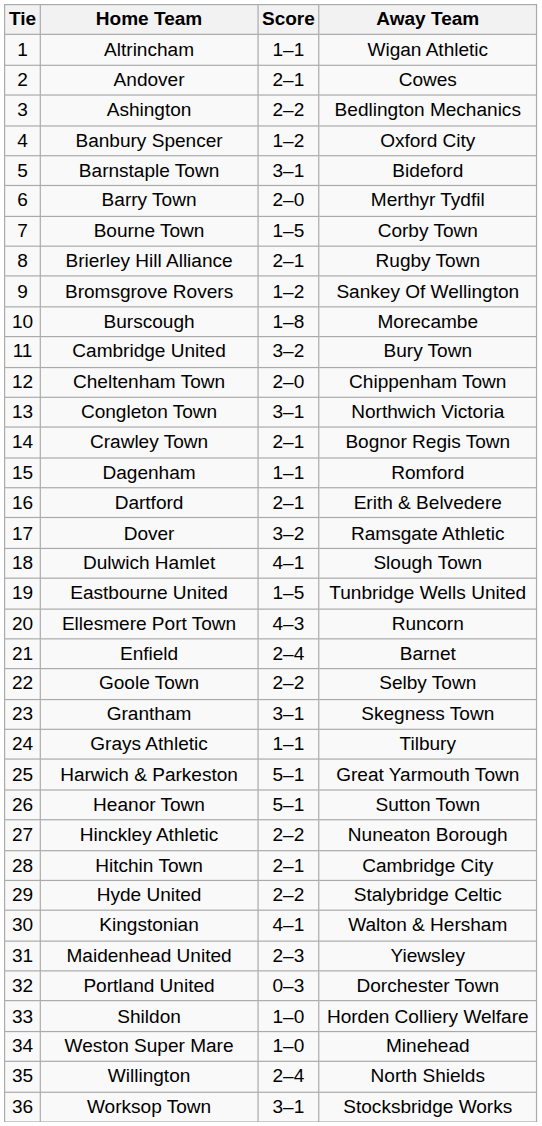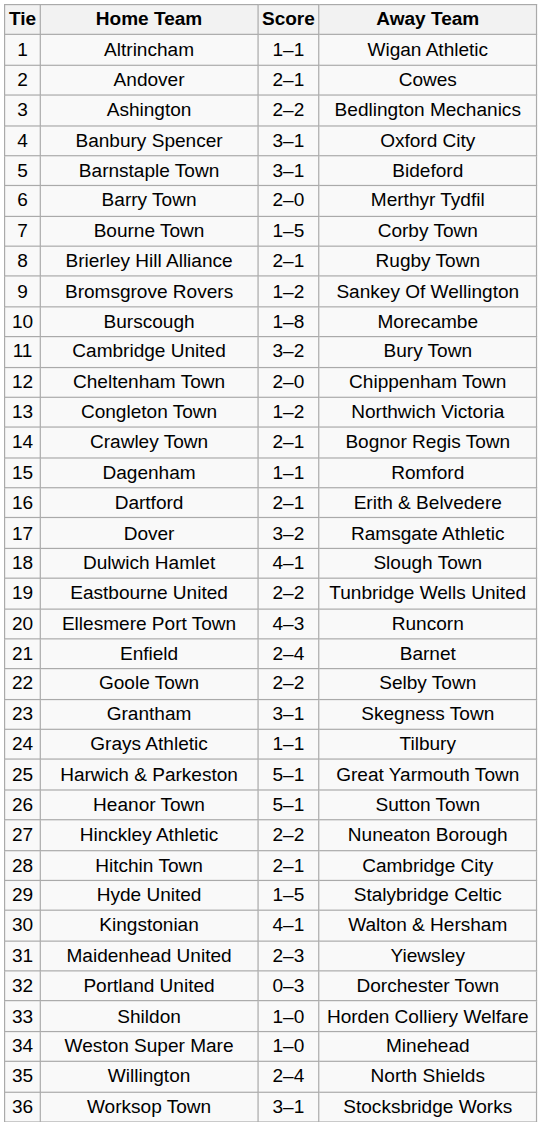(288, 140) 1–2 -> (288, 140) 3–1
(288, 412) 3–1 -> (288, 412) 1–2
(288, 593) 1–5 -> (288, 593) 2–2
(288, 895) 2–2 -> (288, 895) 1–5
